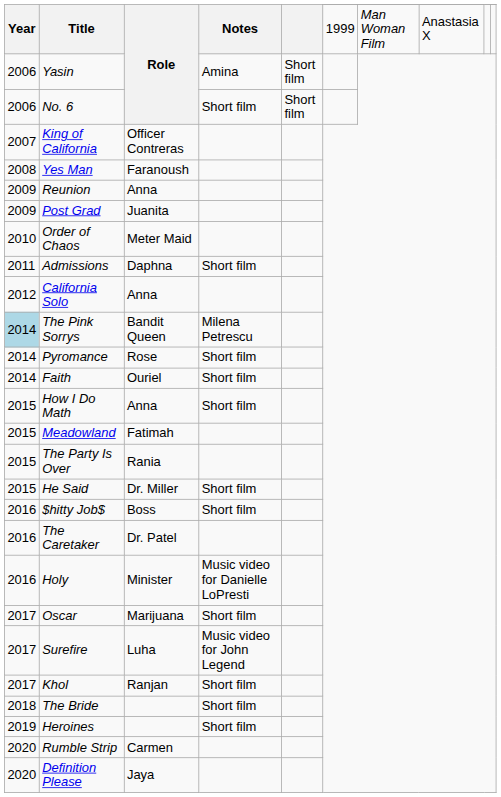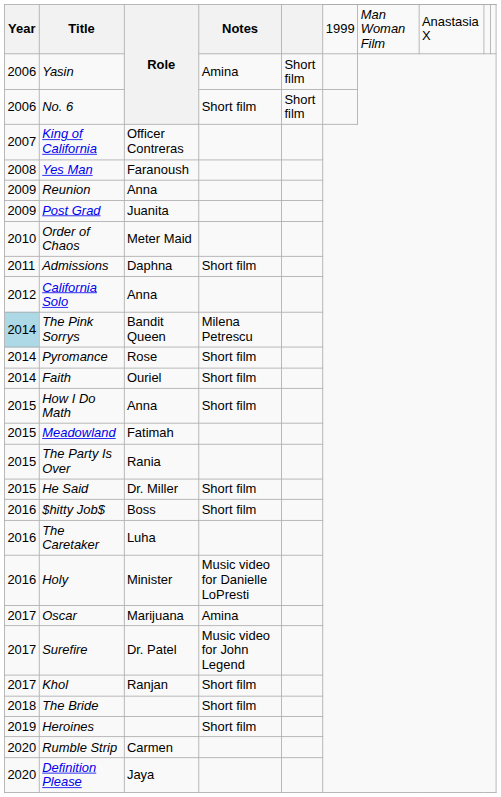(152, 537) Dr. Patel -> (141, 537) Luha
(229, 615) Short film -> (220, 615) Amina
(141, 650) Luha -> (152, 650) Dr. Patel
